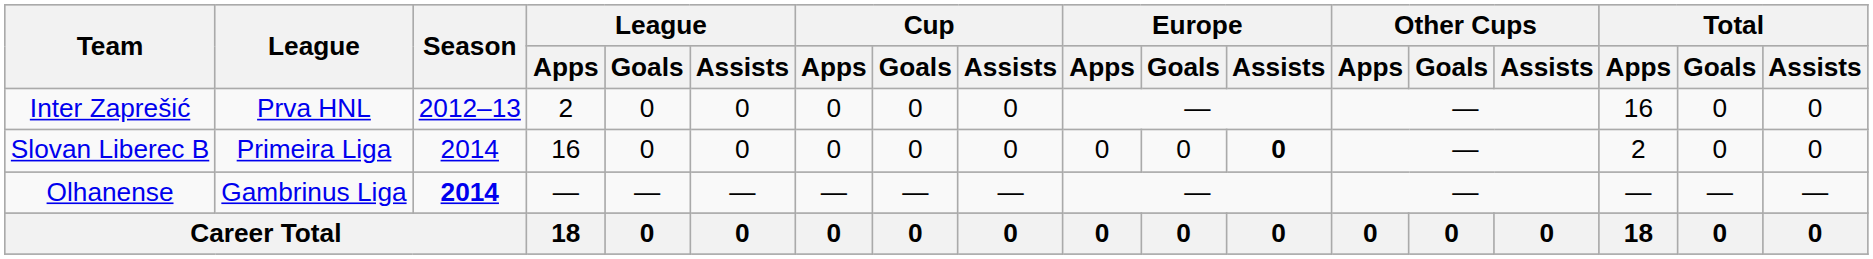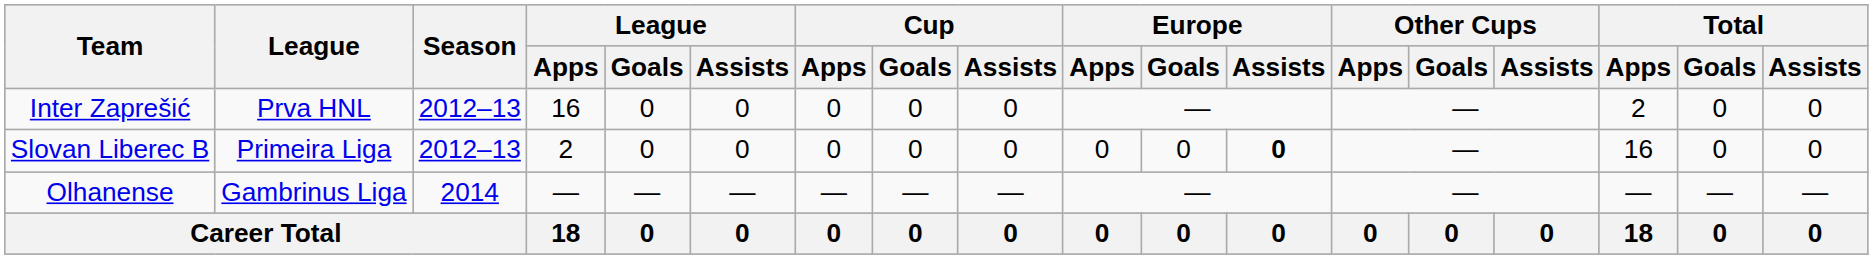(566, 108) 2 -> (566, 108) 16
(1638, 108) 16 -> (1638, 108) 2
(470, 150) 2014 -> (470, 150) 2012–13
(566, 150) 16 -> (566, 150) 2
(1638, 150) 2 -> (1638, 150) 16
(470, 191) bold -> (470, 191) normal
